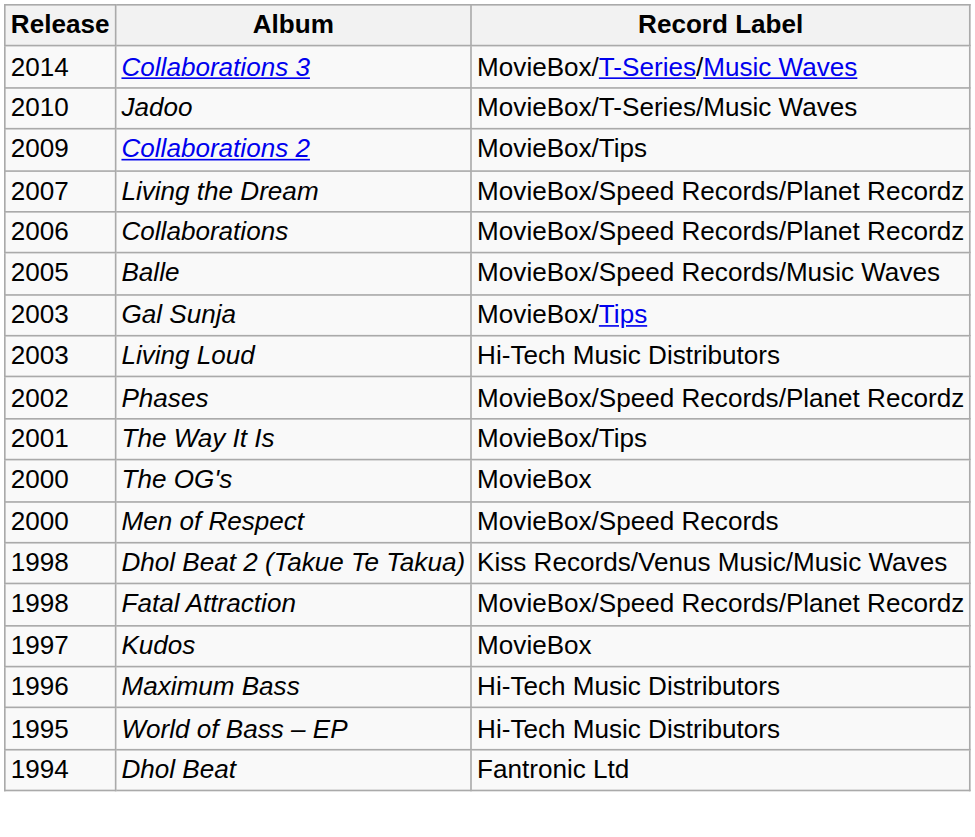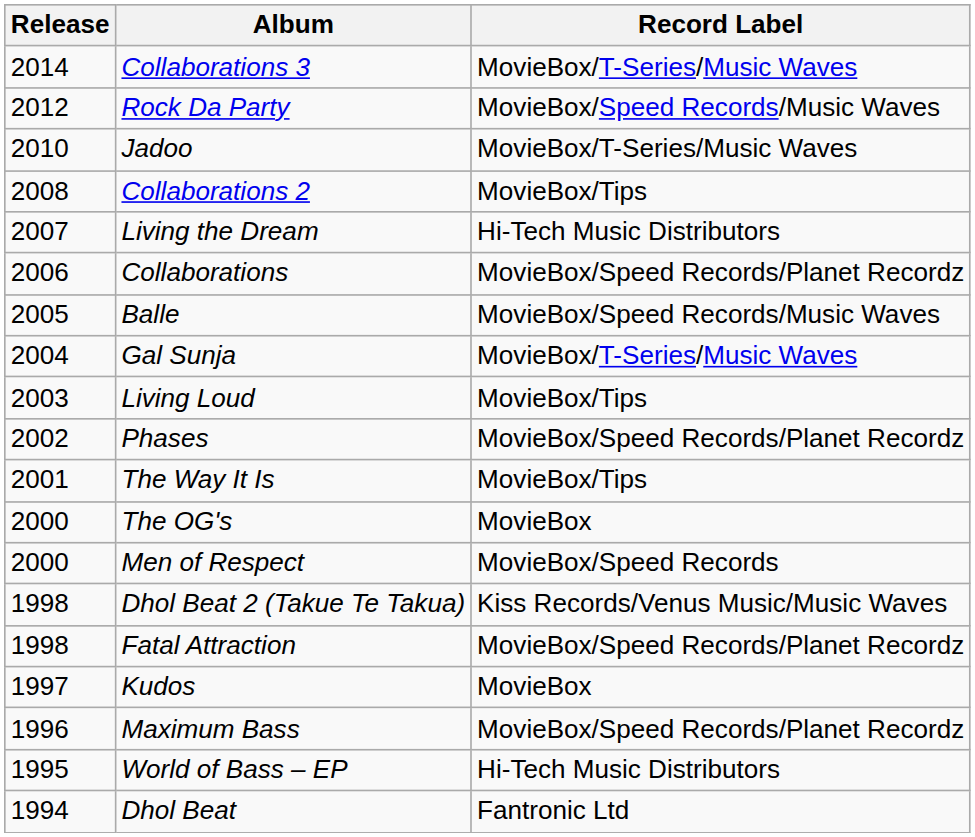+ row: (206, 107)
(40, 149) 2009 -> (40, 190) 2008
(721, 190) MovieBox/Speed Records/Planet Recordz -> (629, 231) Hi-Tech Music Distributors
(40, 314) 2003 -> (40, 356) 2004
(562, 314) MovieBox/Tips -> (667, 356) MovieBox/T-Series/Music Waves
(629, 356) Hi-Tech Music Distributors -> (562, 397) MovieBox/Tips
(629, 686) Hi-Tech Music Distributors -> (721, 728) MovieBox/Speed Records/Planet Recordz
